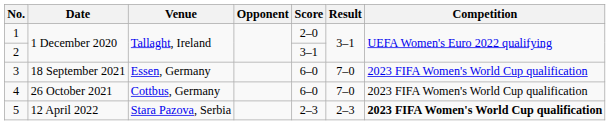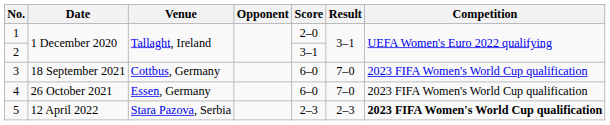(171, 71) Essen, Germany -> (175, 71) Cottbus, Germany
(175, 91) Cottbus, Germany -> (171, 91) Essen, Germany
